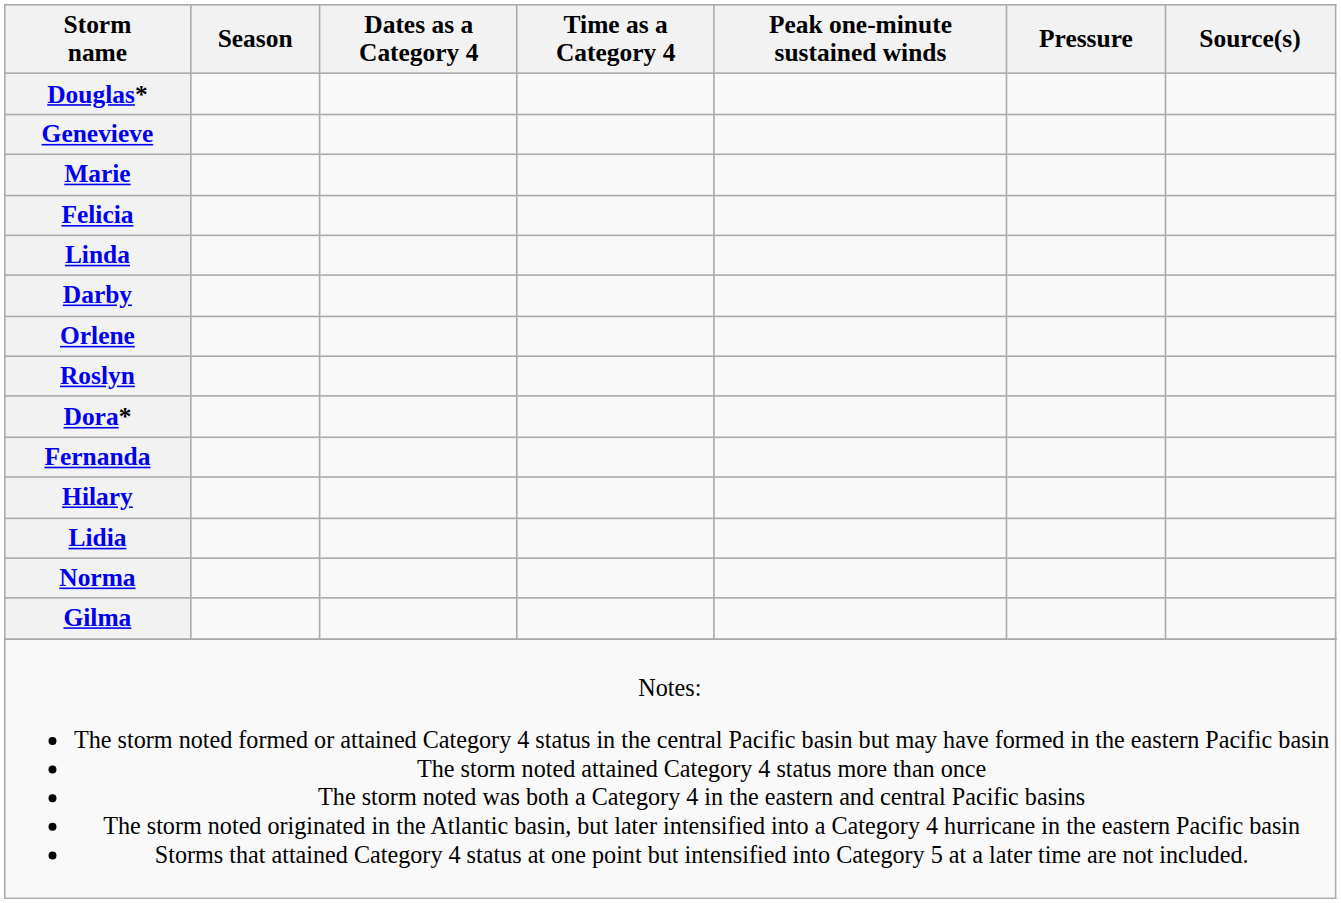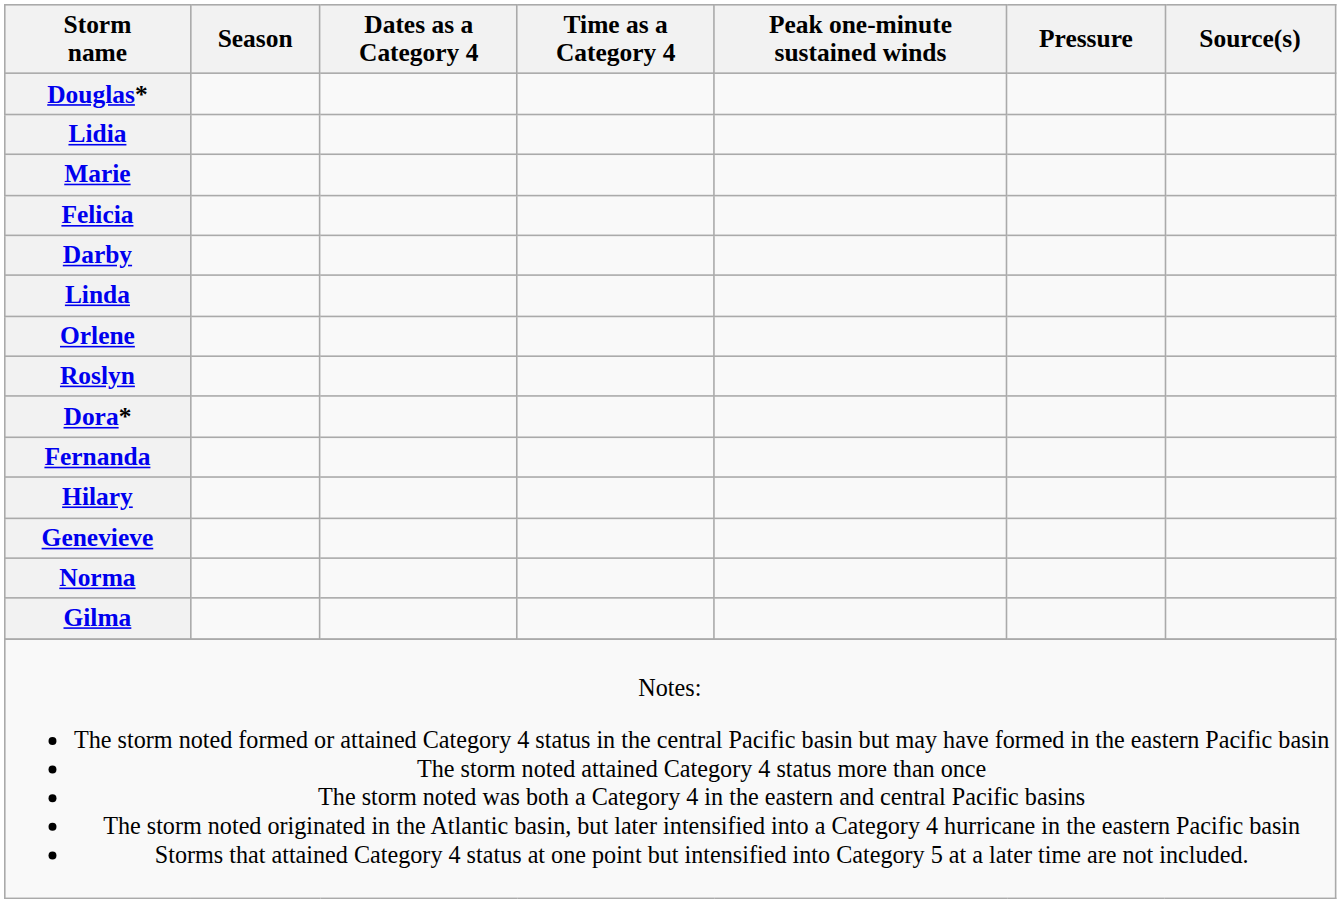rows swapped: (97, 133) <-> (97, 537)
rows swapped: (97, 255) <-> (97, 295)
